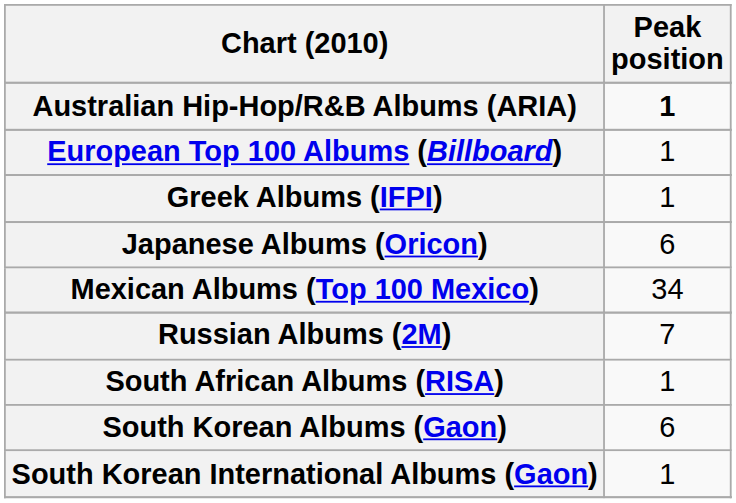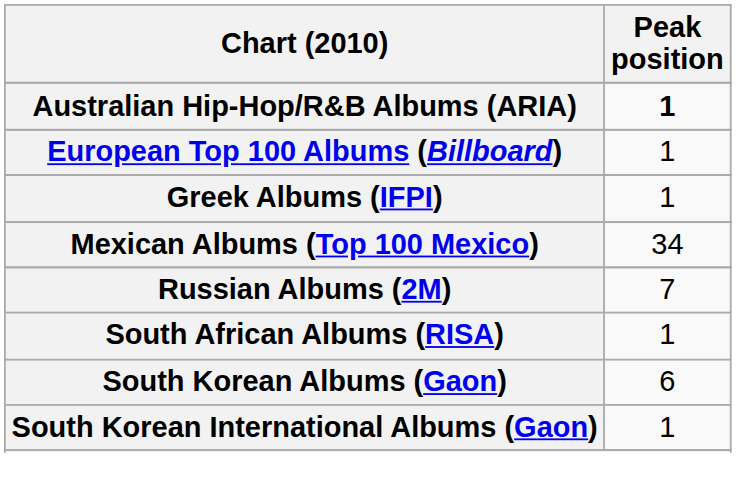- row: (305, 243)
